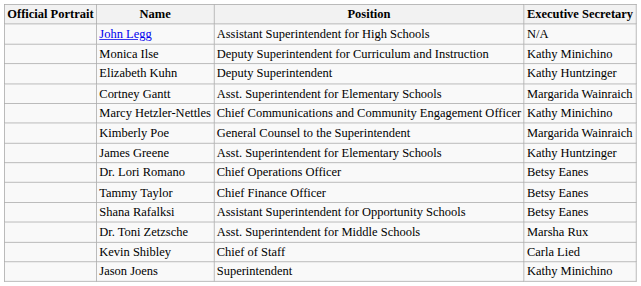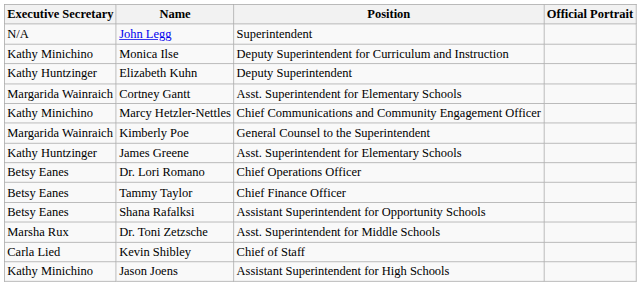columns swapped: (50, 14) <-> (580, 14)
(323, 34) Assistant Superintendent for High Schools -> (274, 34) Superintendent
(255, 271) Superintendent -> (343, 271) Assistant Superintendent for High Schools
